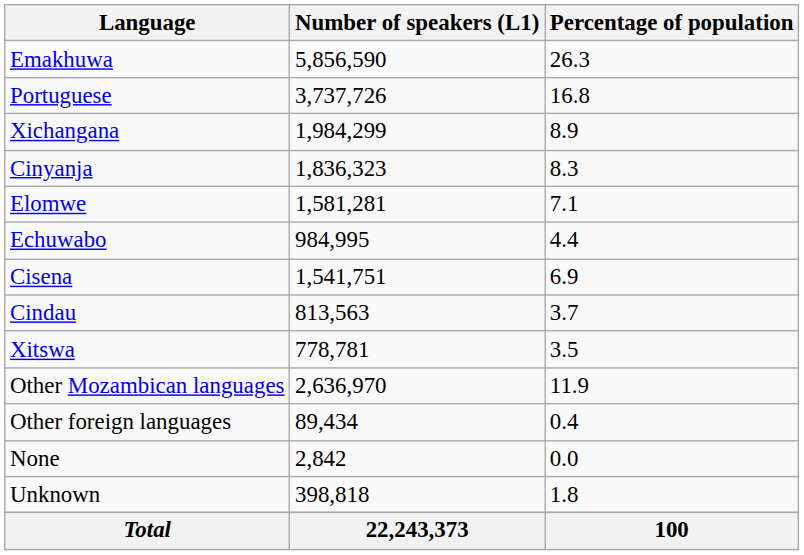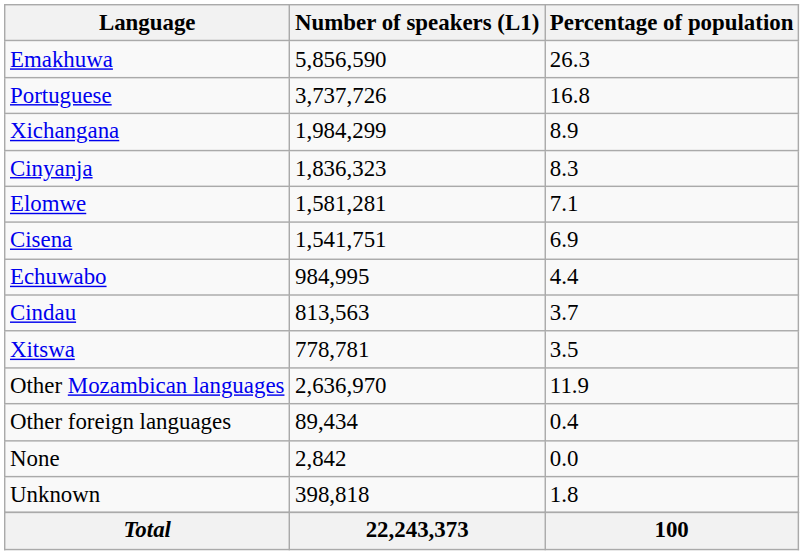rows swapped: (41, 276) <-> (58, 240)
